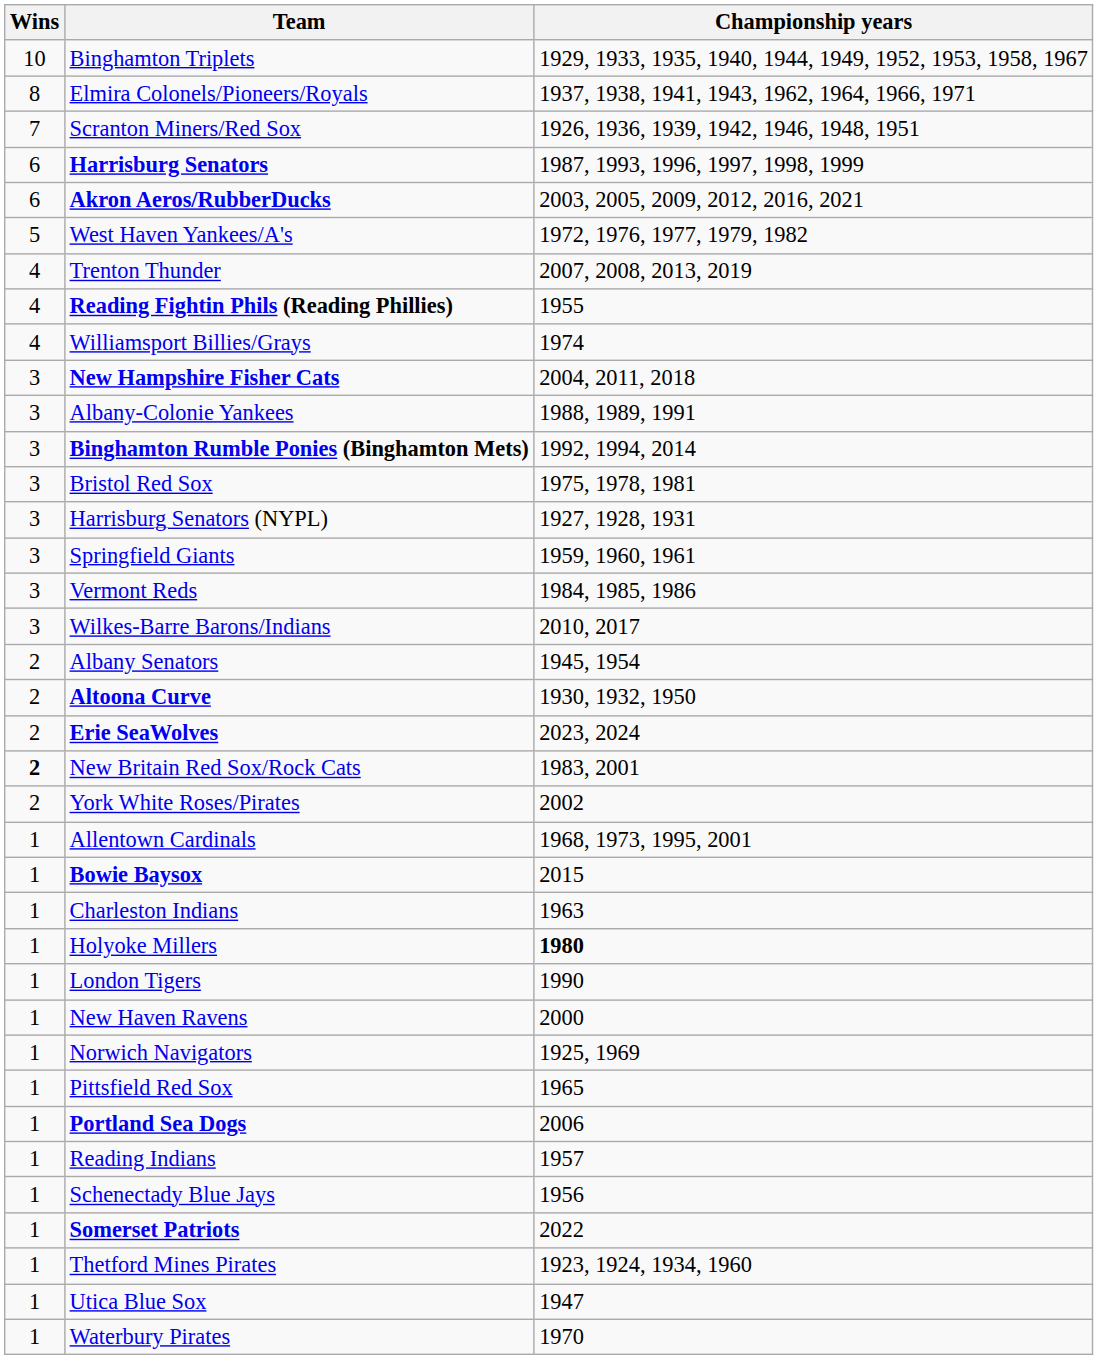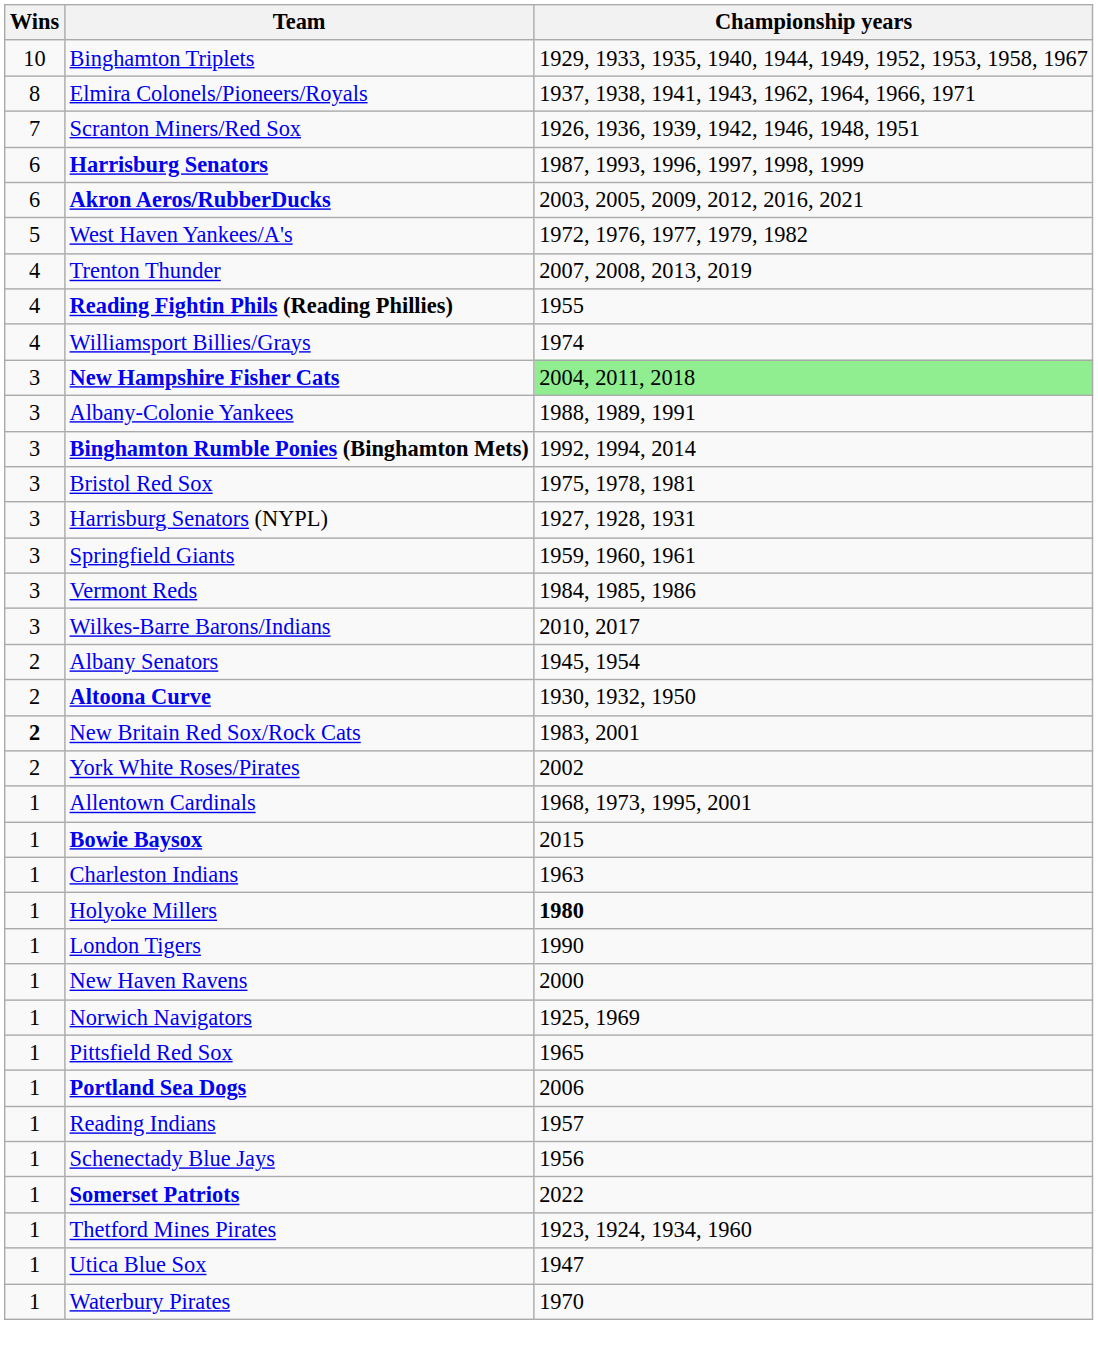(617, 377) no background -> (617, 377) lightgreen background
- row: (144, 732)
